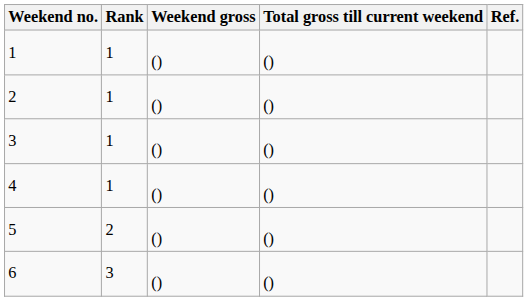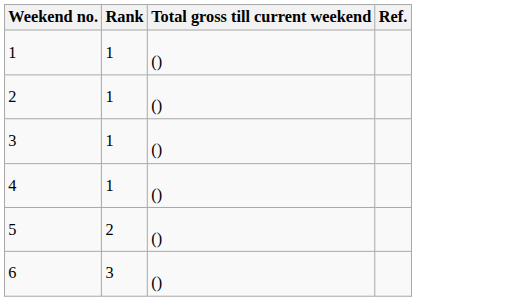- column: (203, 17)
